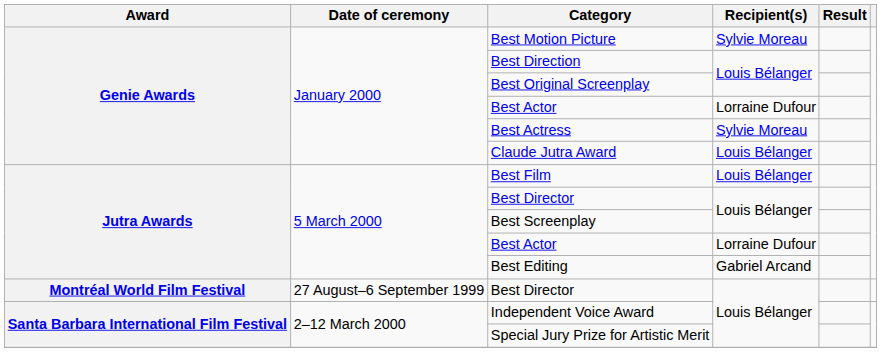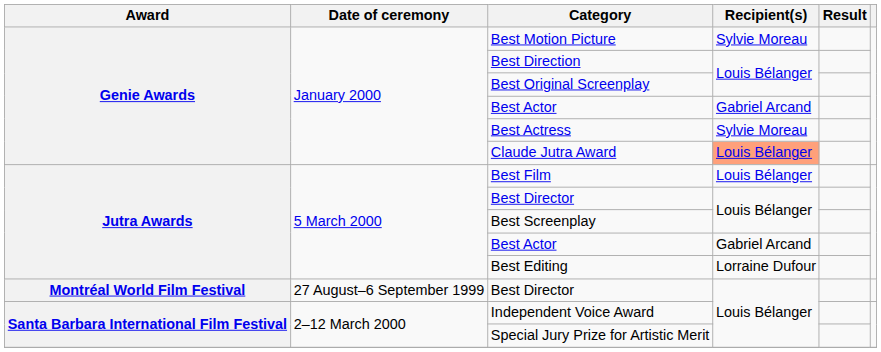(766, 107) Lorraine Dufour -> (764, 107) Gabriel Arcand
(764, 152) no background -> (764, 152) lightsalmon background
(766, 244) Lorraine Dufour -> (764, 244) Gabriel Arcand
(764, 267) Gabriel Arcand -> (766, 267) Lorraine Dufour
